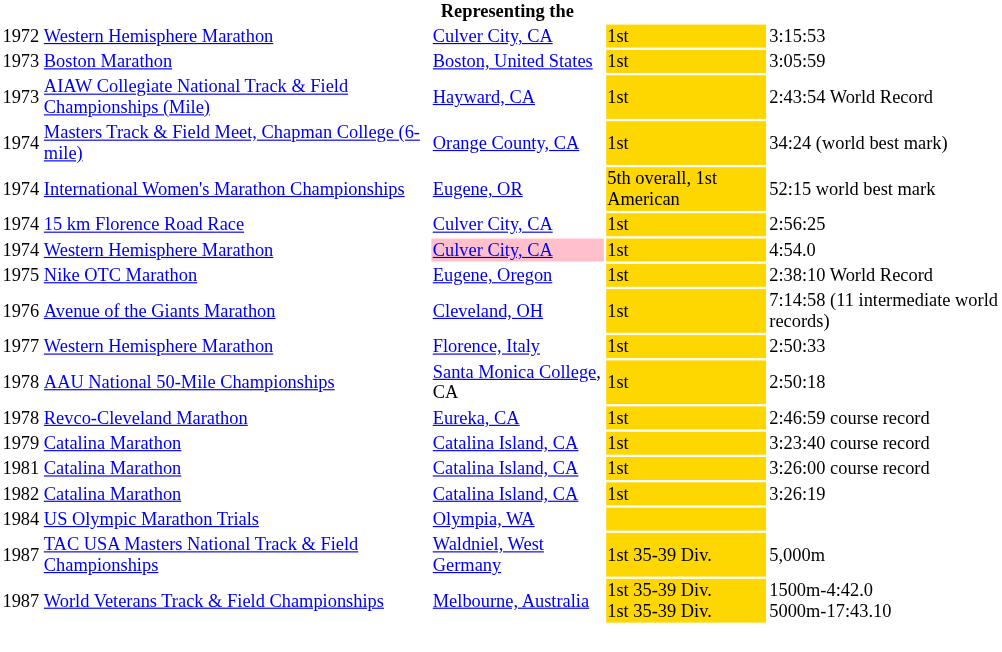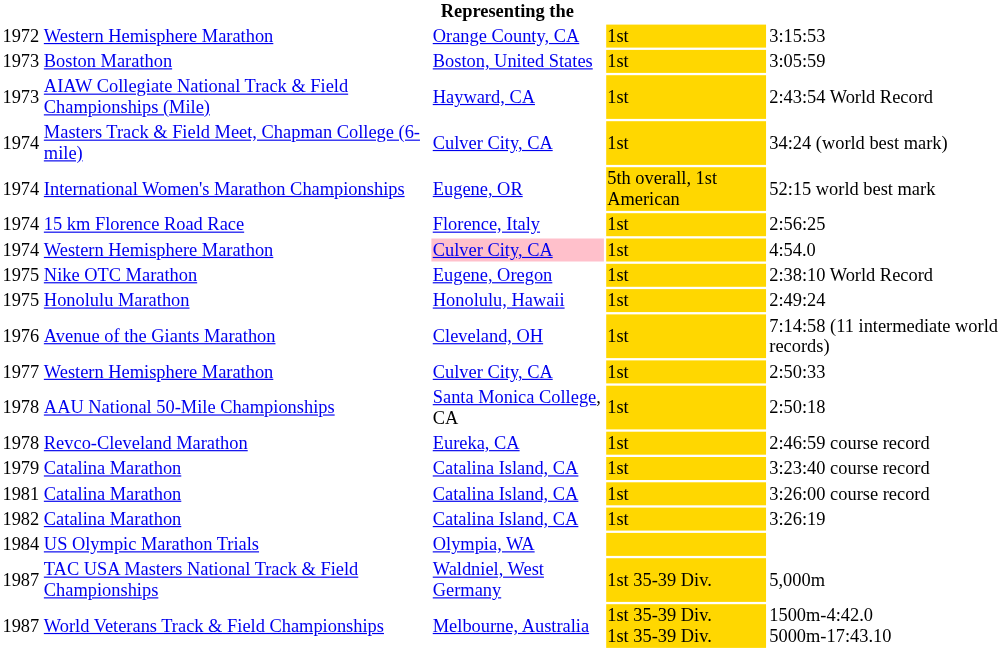(493, 36) Culver City, CA -> (506, 36) Orange County, CA
(506, 142) Orange County, CA -> (493, 142) Culver City, CA
(493, 224) Culver City, CA -> (486, 224) Florence, Italy
+ row: (21, 300)
(486, 346) Florence, Italy -> (493, 371) Culver City, CA
